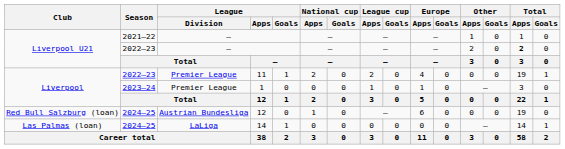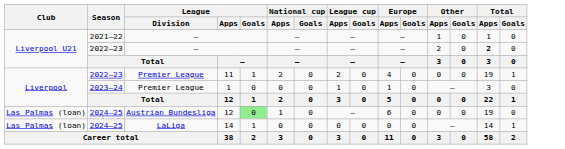(63, 112) Red Bull Salzburg (loan) -> (46, 112) Las Palmas (loan)
(286, 112) no background -> (253, 112) lightgreen background
